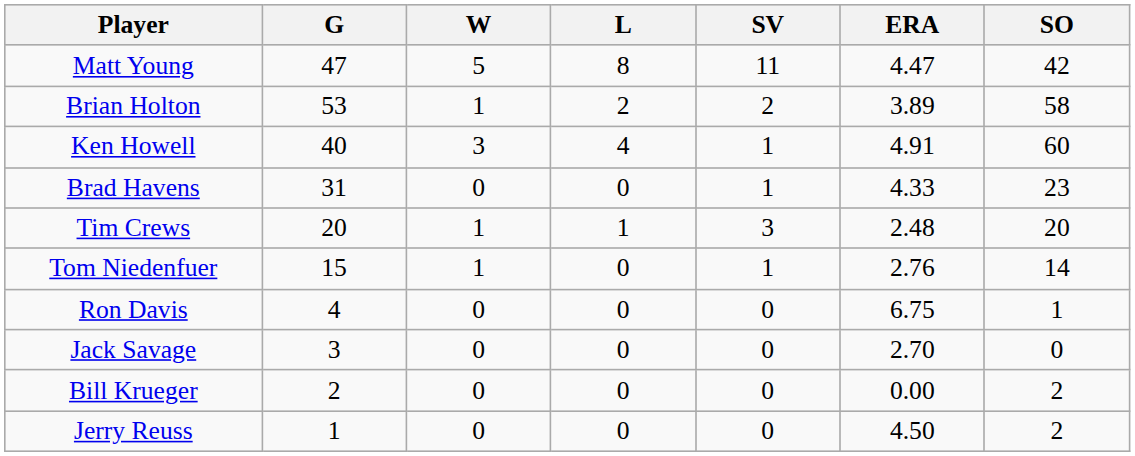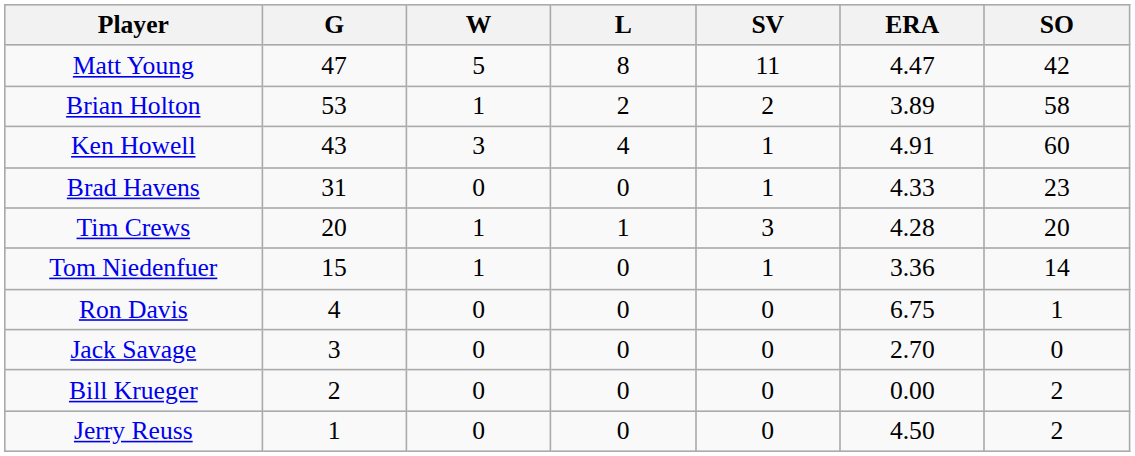(334, 146) 40 -> (334, 146) 43
(912, 227) 2.48 -> (912, 227) 4.28
(912, 268) 2.76 -> (912, 268) 3.36
